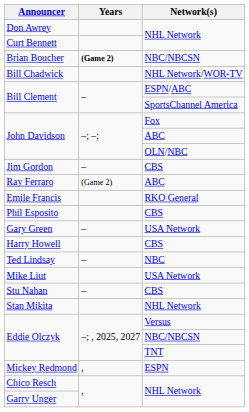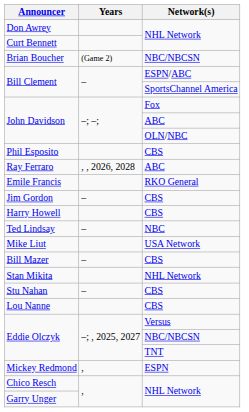(97, 58) bold -> (97, 59) normal
- row: (35, 74)
rows swapped: (32, 213) <-> (30, 167)
(97, 183) (Game 2) -> (108, 167) , , 2026, 2028
- row: (29, 228)
+ row: (28, 259)
rows swapped: (29, 306) <-> (27, 290)
+ row: (28, 306)
